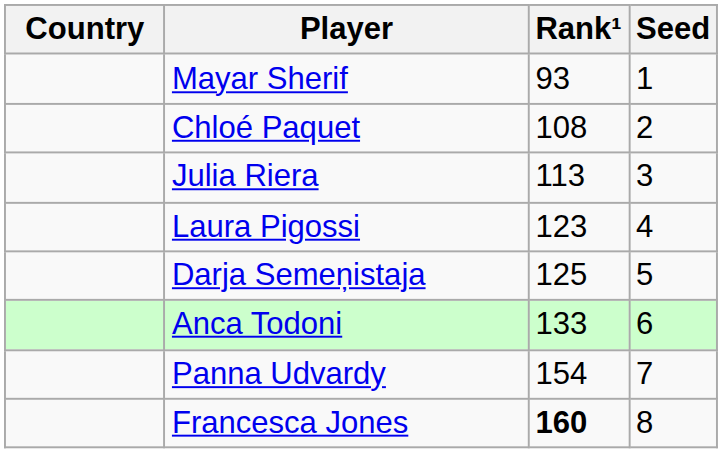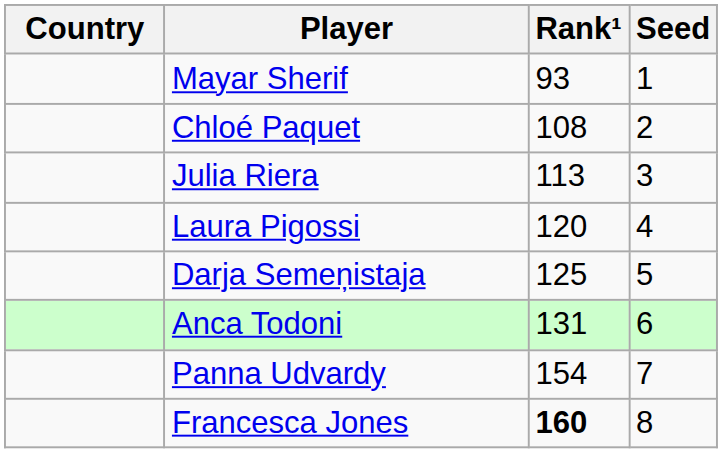(561, 226) 123 -> (561, 226) 120
(561, 324) 133 -> (561, 324) 131
